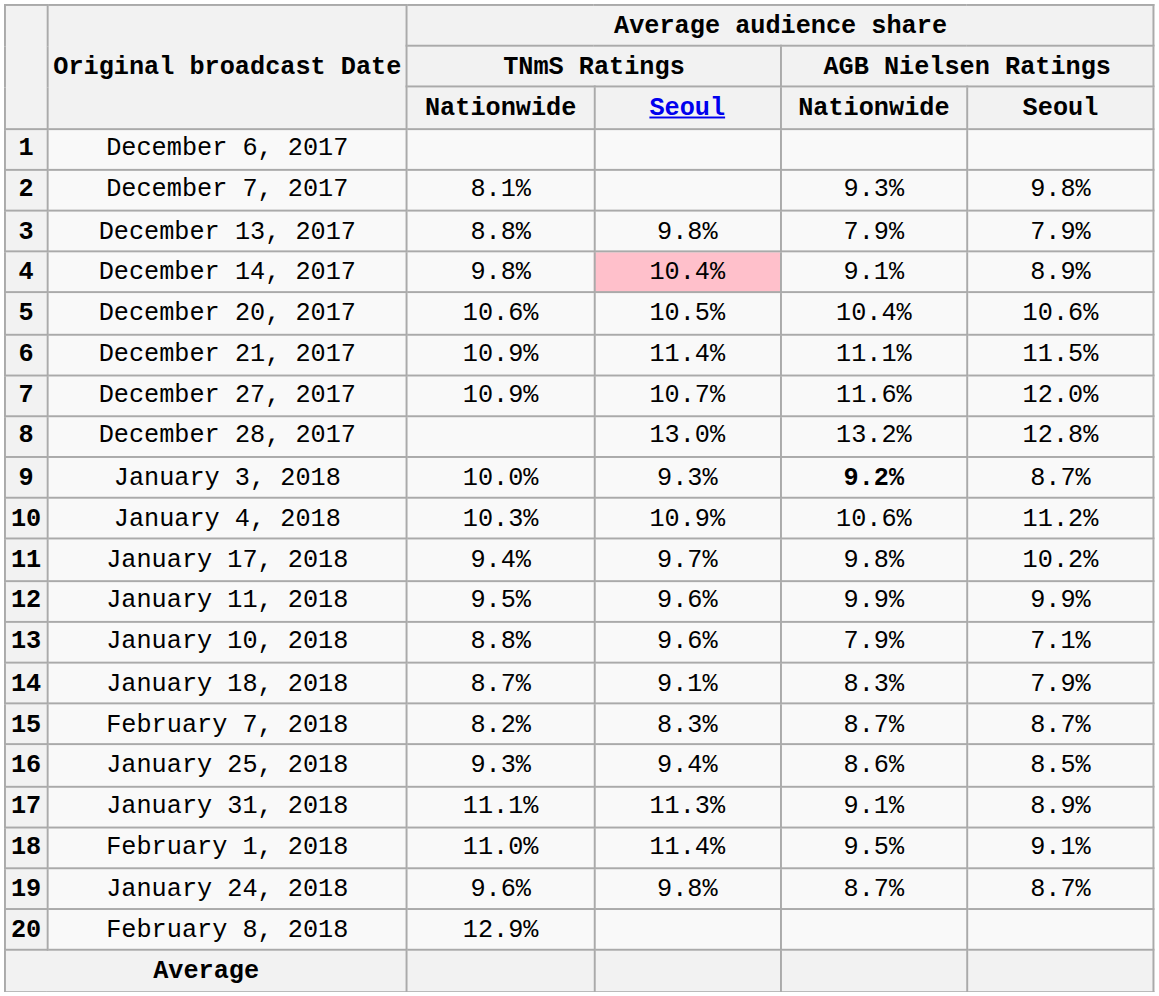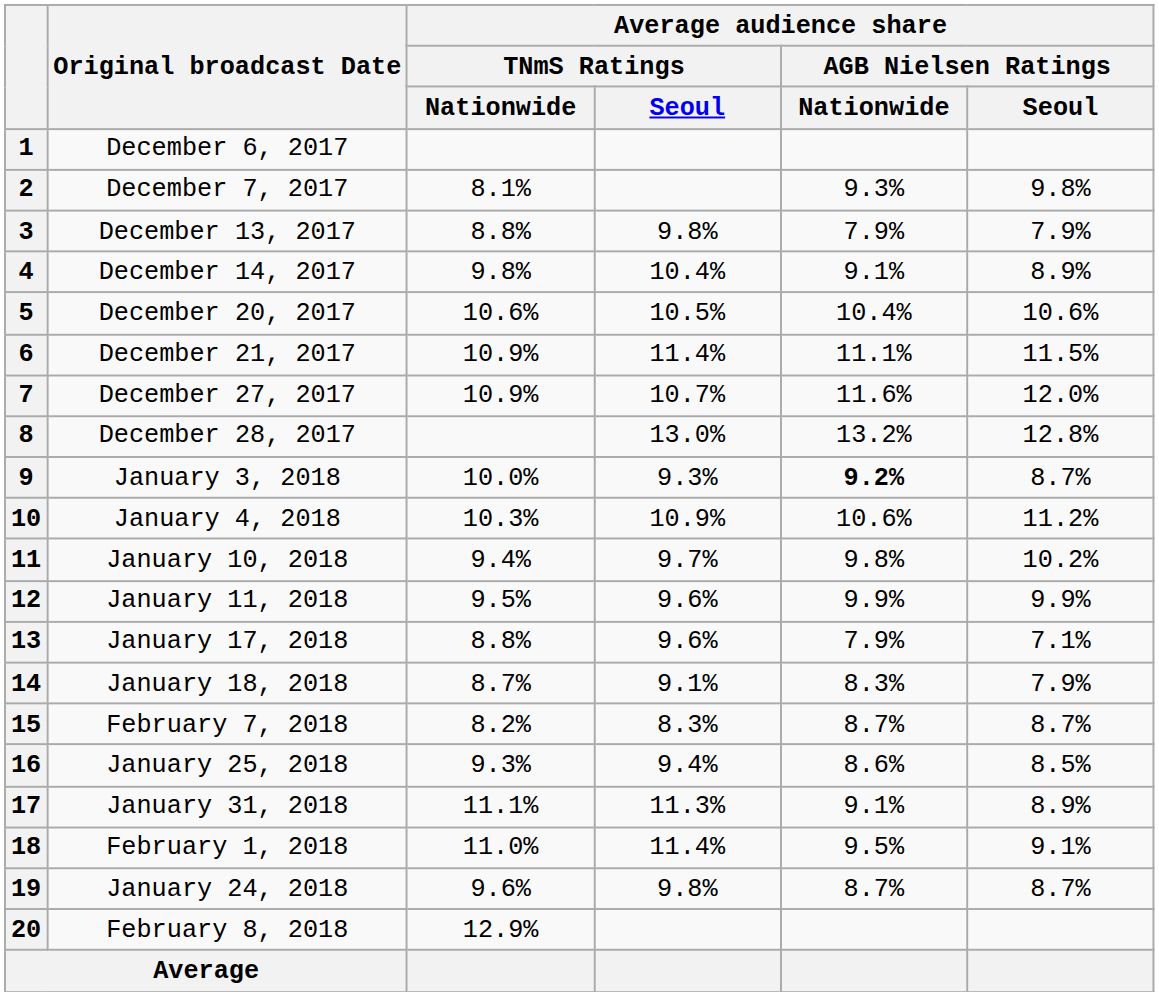(687, 272) pink background -> (687, 272) no background
(227, 560) January 17, 2018 -> (227, 560) January 10, 2018
(227, 642) January 10, 2018 -> (227, 642) January 17, 2018
